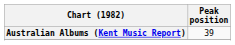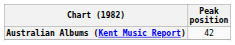(209, 33) 39 -> (209, 33) 42
